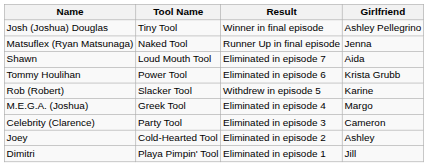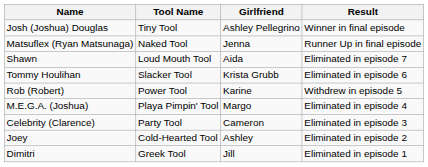columns swapped: (383, 12) <-> (282, 12)
(162, 75) Power Tool -> (165, 75) Slacker Tool
(165, 91) Slacker Tool -> (162, 91) Power Tool
(162, 106) Greek Tool -> (178, 106) Playa Pimpin' Tool
(178, 153) Playa Pimpin' Tool -> (162, 153) Greek Tool
